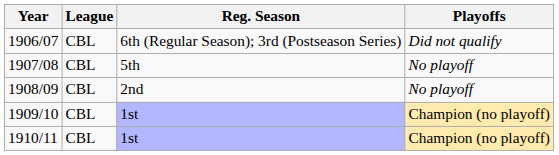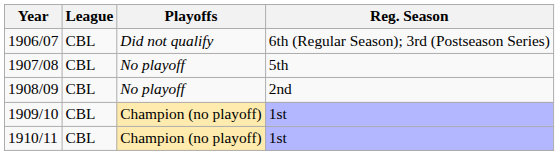columns swapped: (261, 16) <-> (479, 16)
